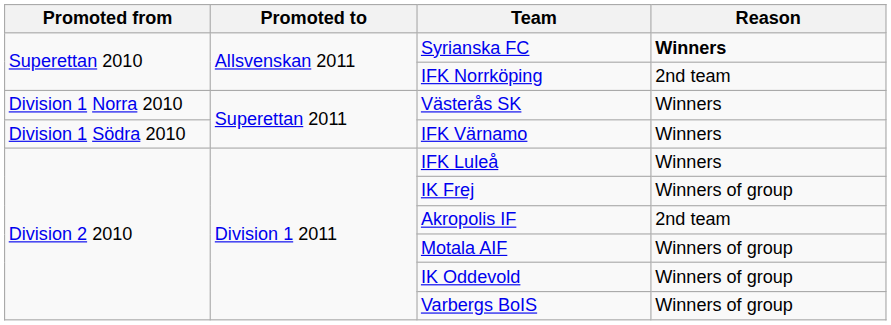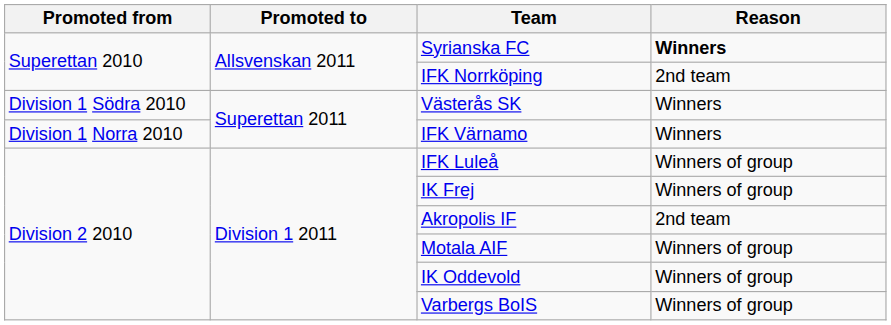(96, 104) Division 1 Norra 2010 -> (97, 104) Division 1 Södra 2010
(97, 133) Division 1 Södra 2010 -> (96, 133) Division 1 Norra 2010
(688, 162) Winners -> (724, 162) Winners of group
